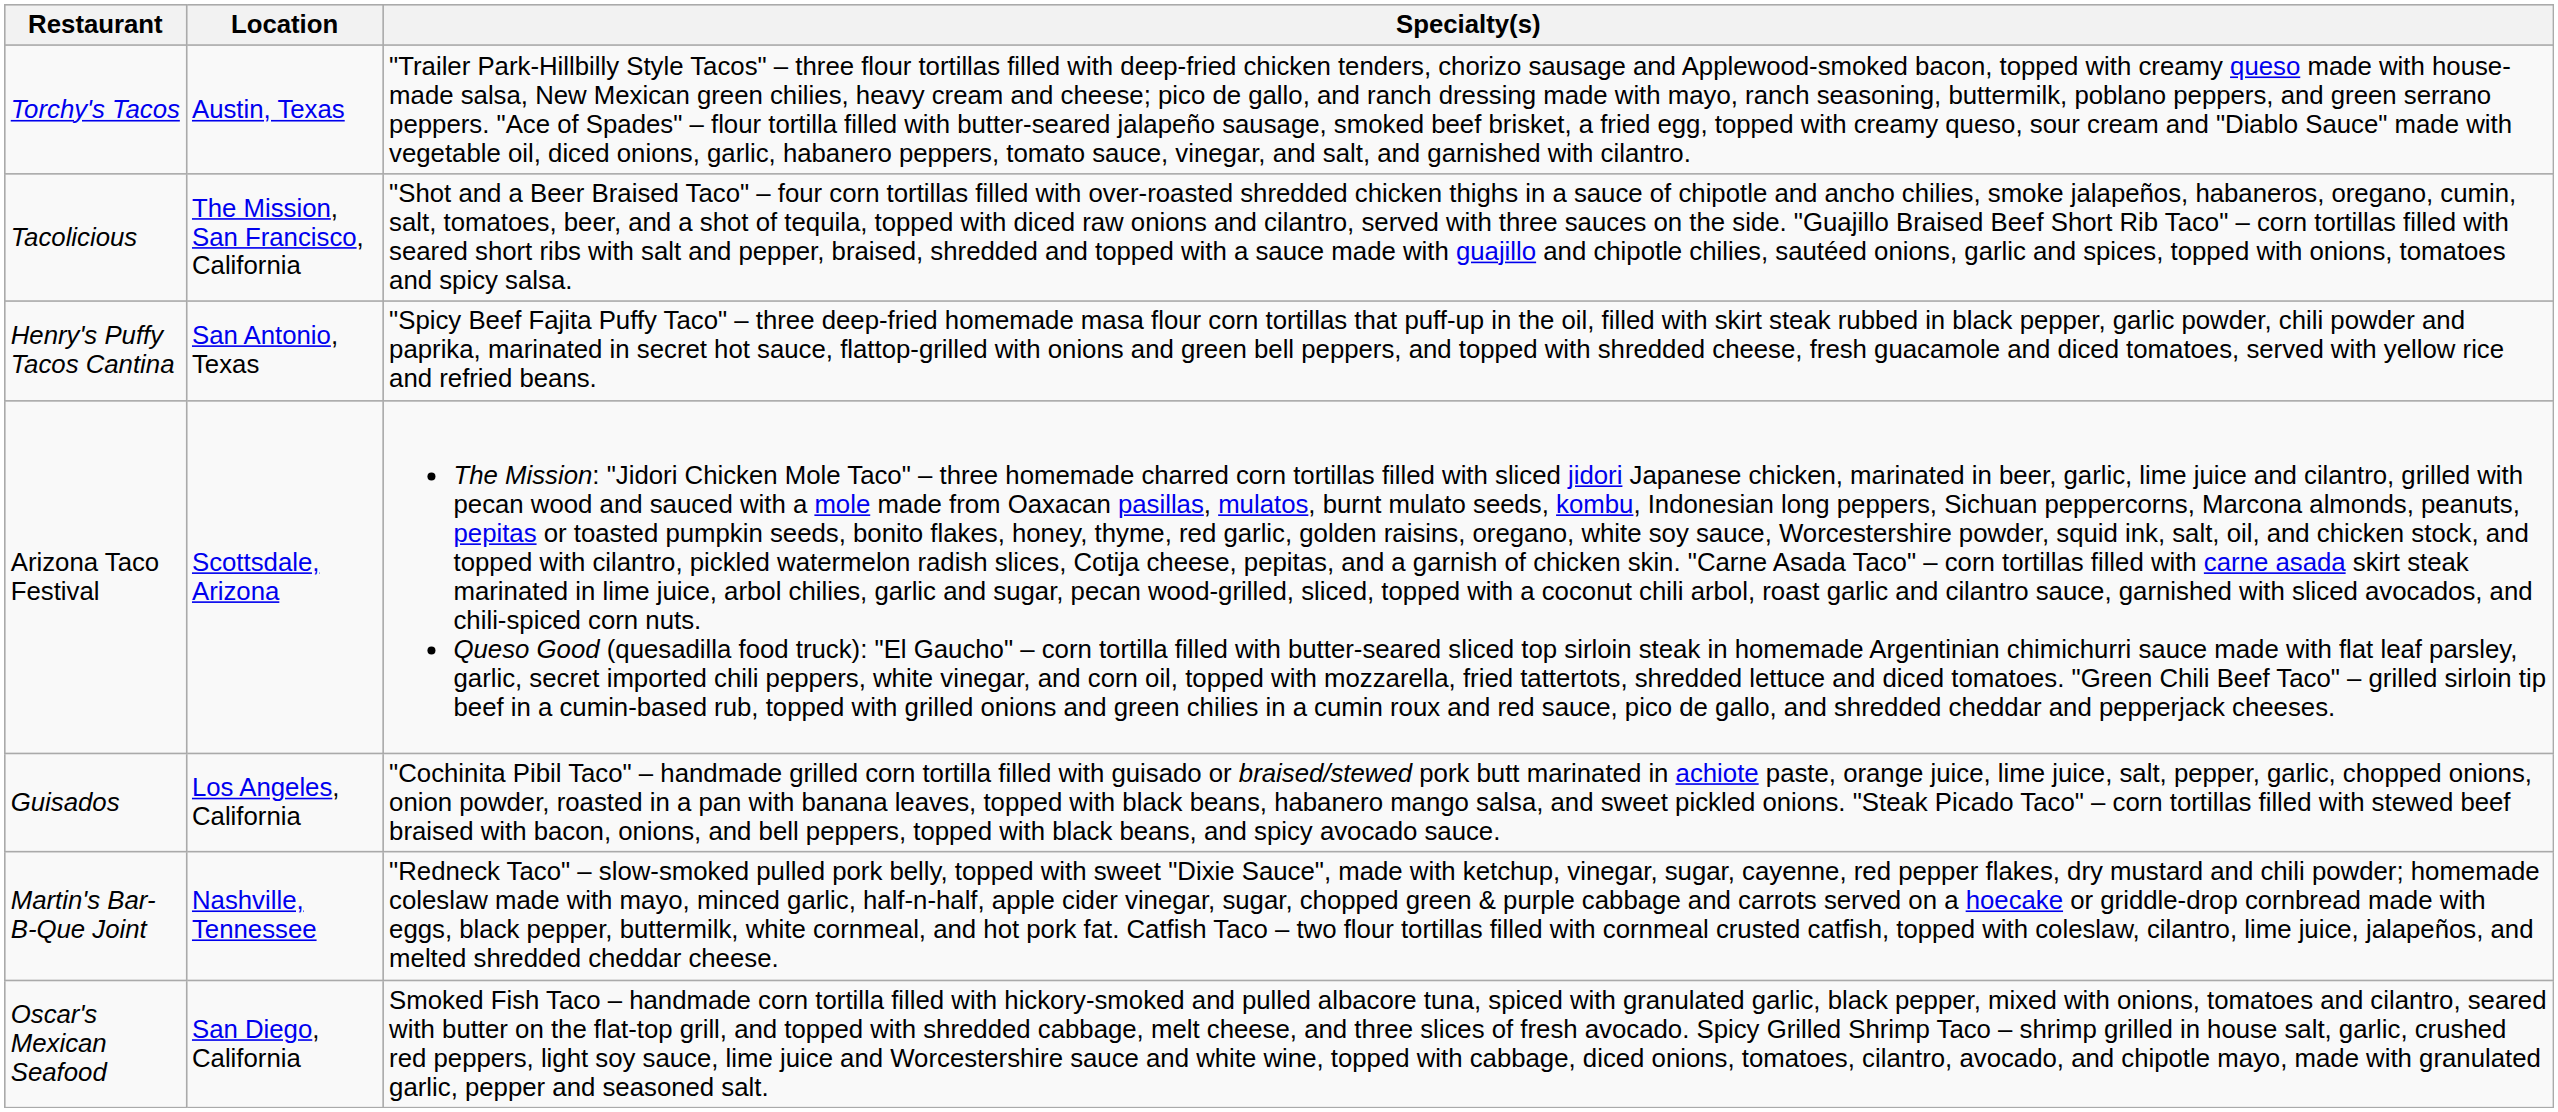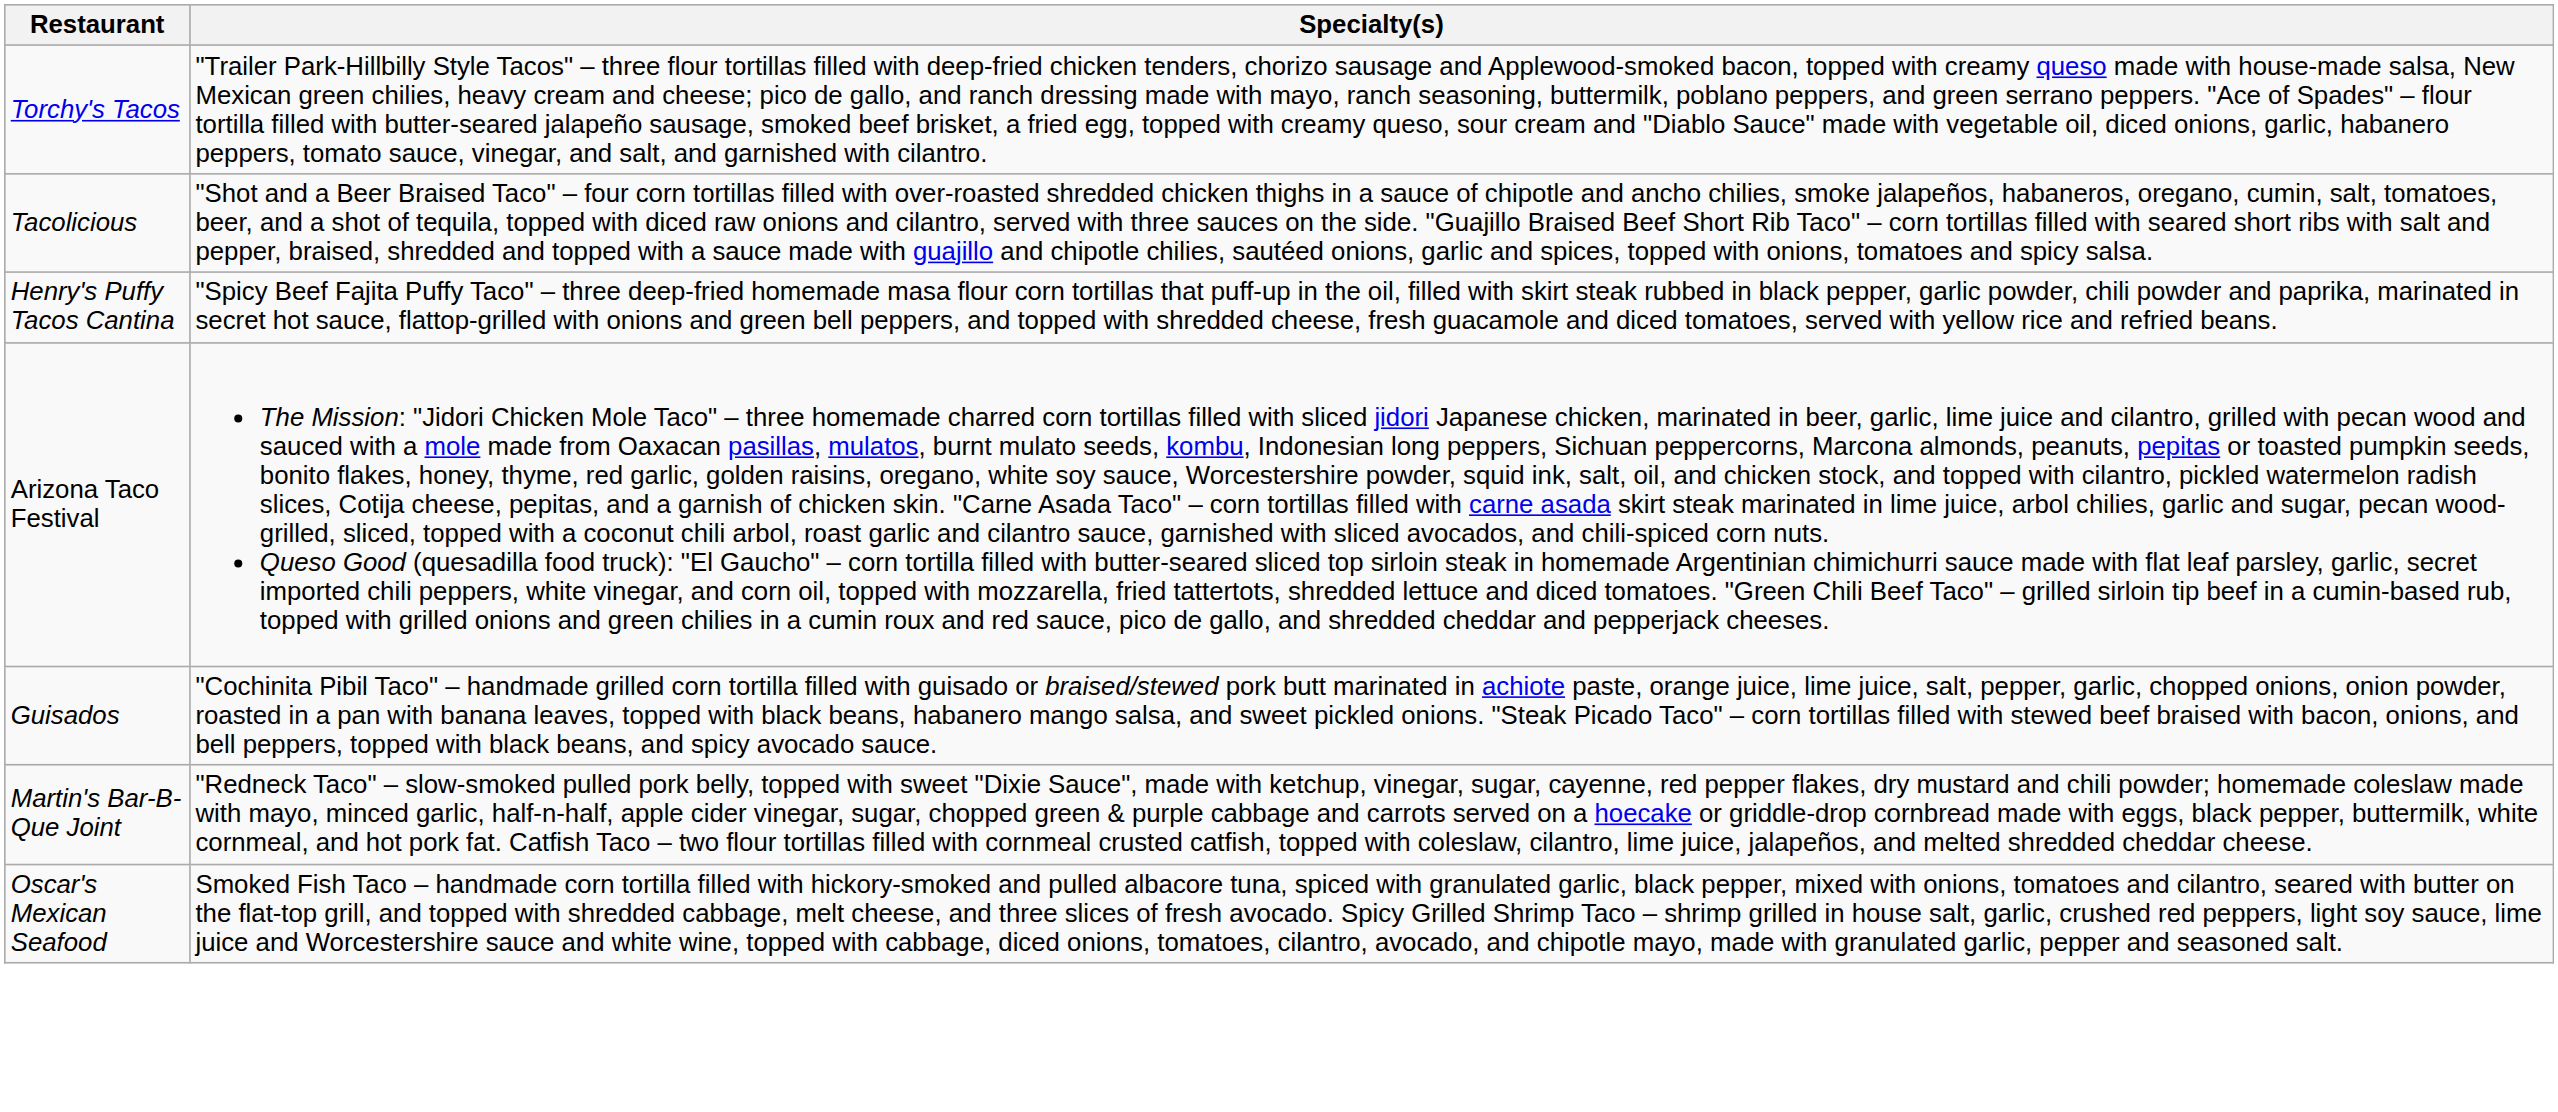- column: (285, 24)
